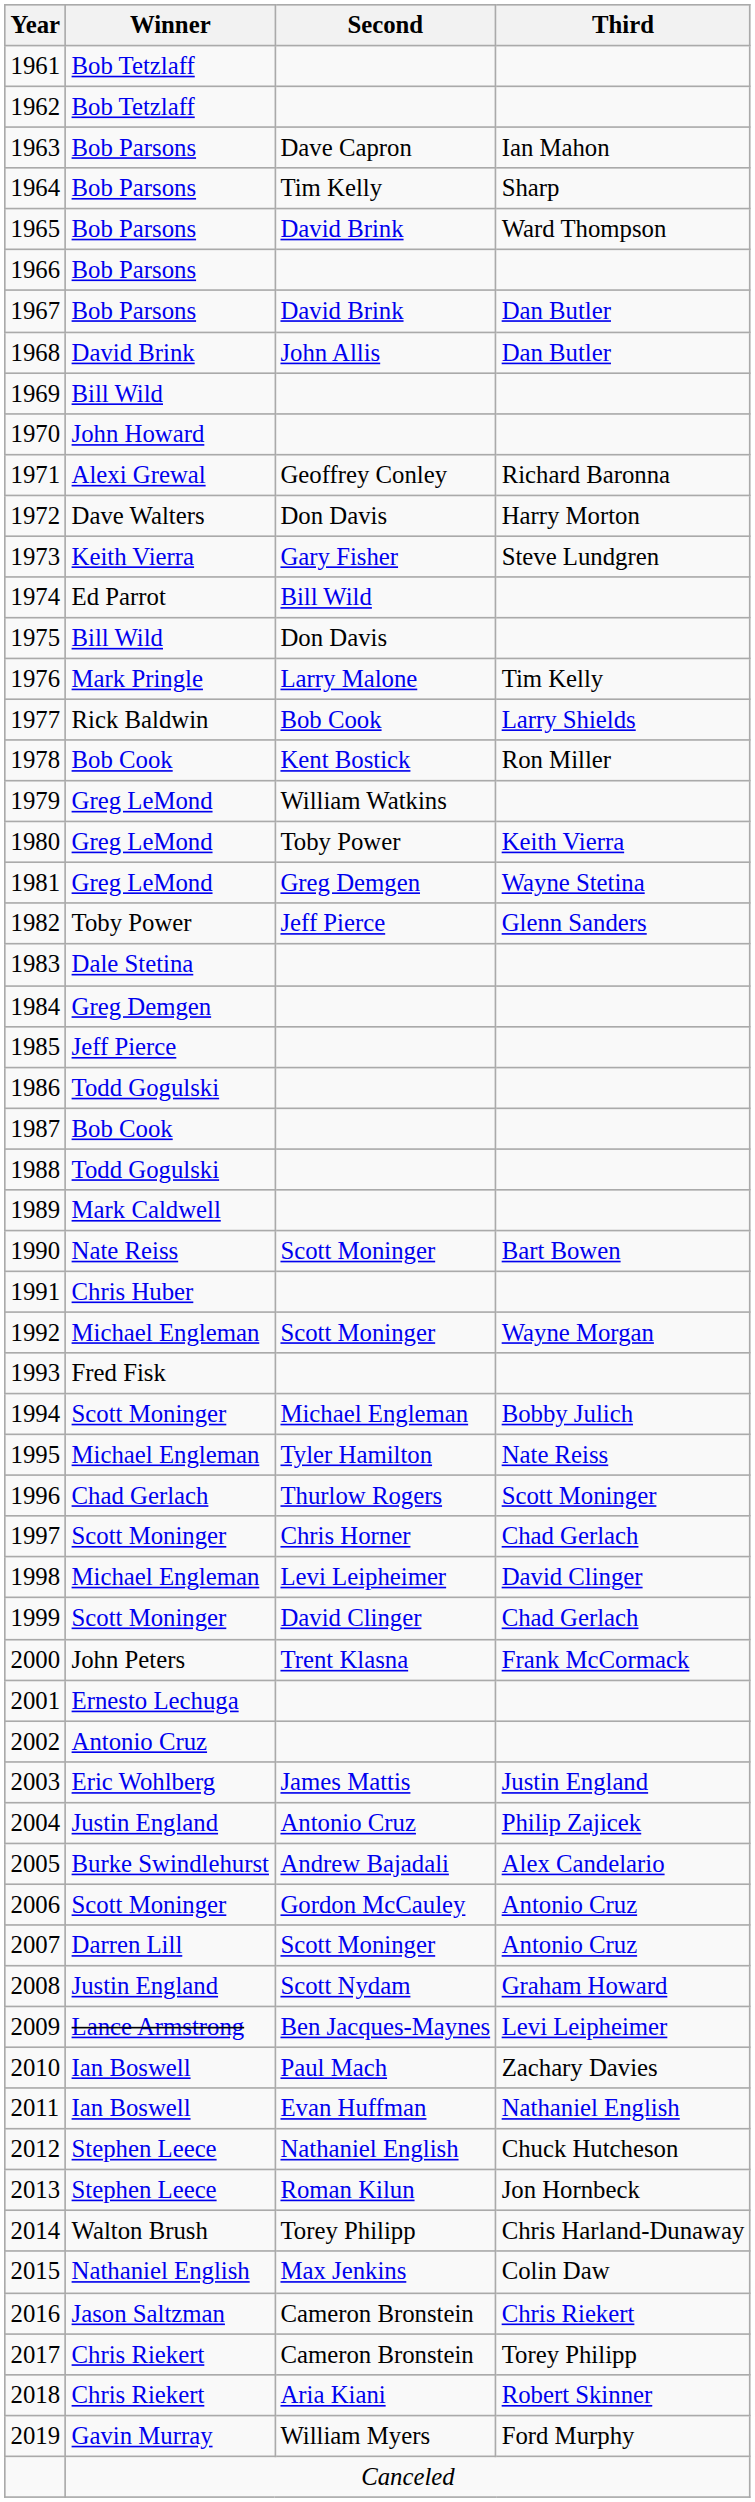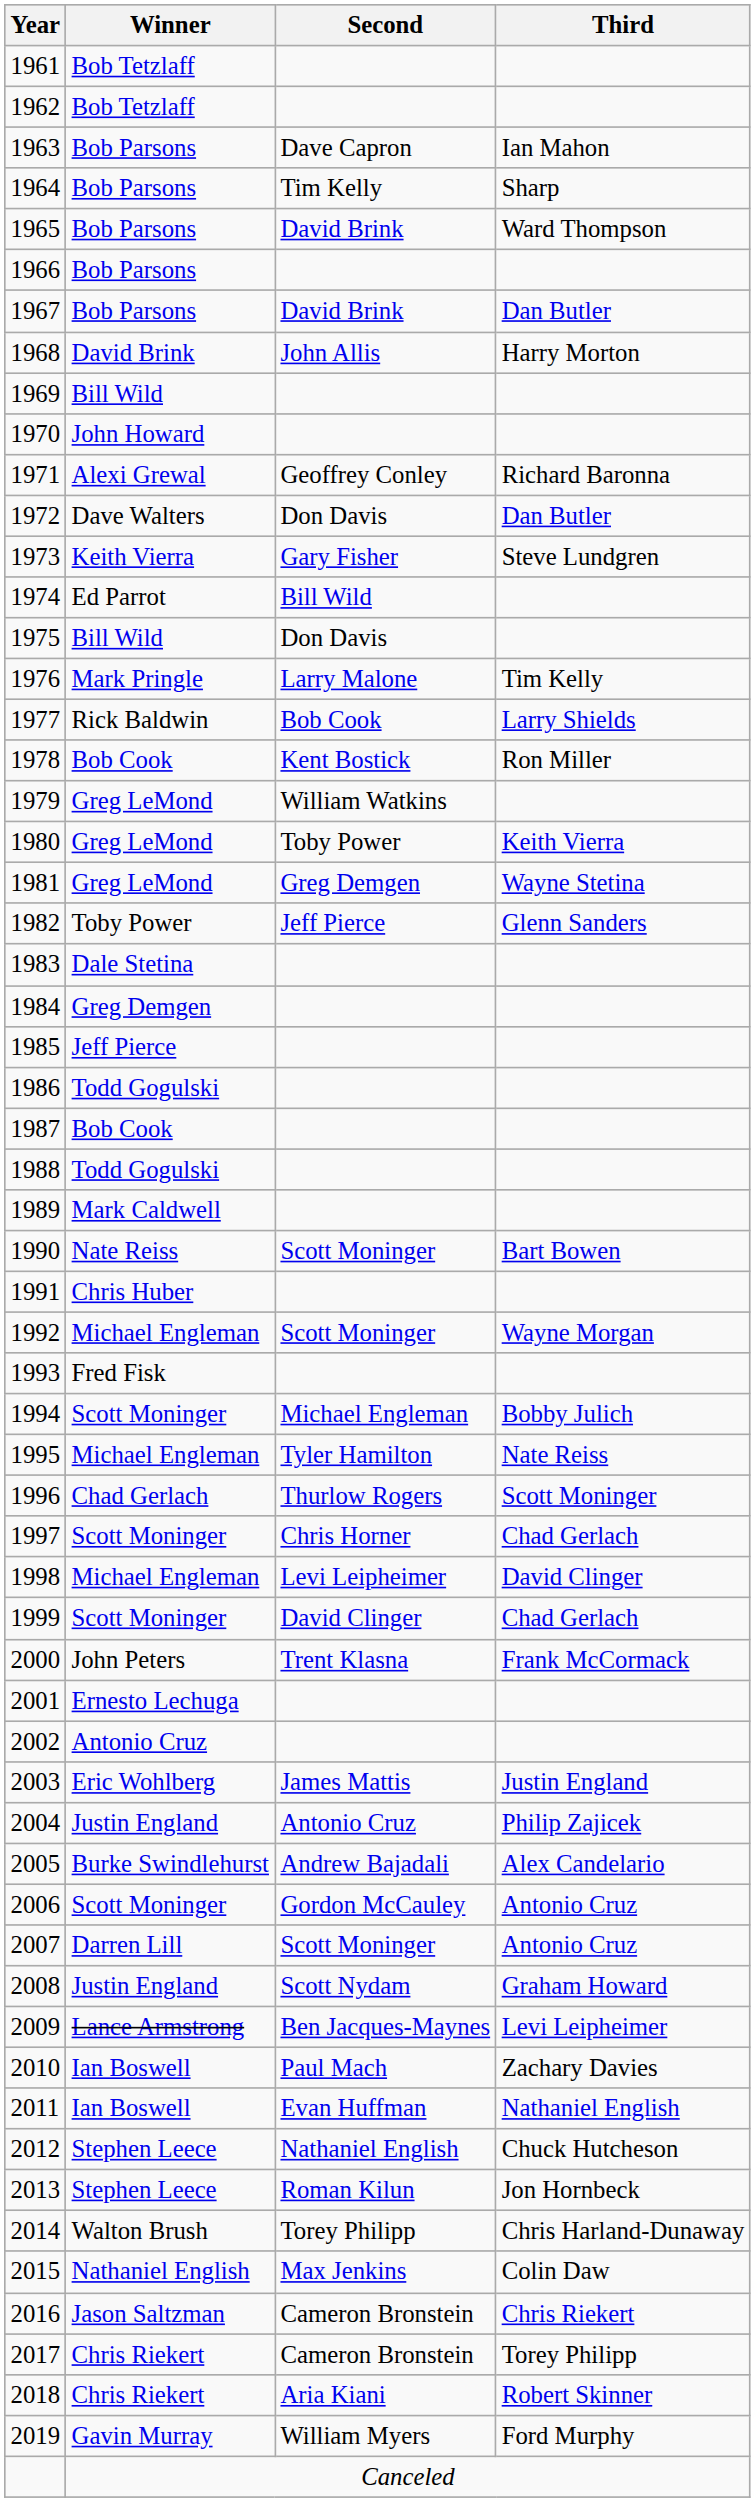(556, 351) Dan Butler -> (571, 351) Harry Morton
(571, 515) Harry Morton -> (556, 515) Dan Butler
